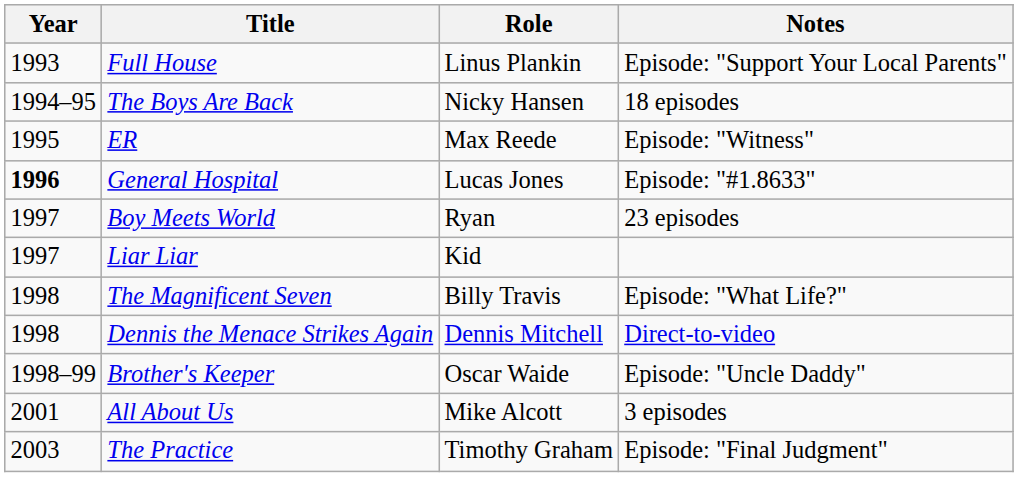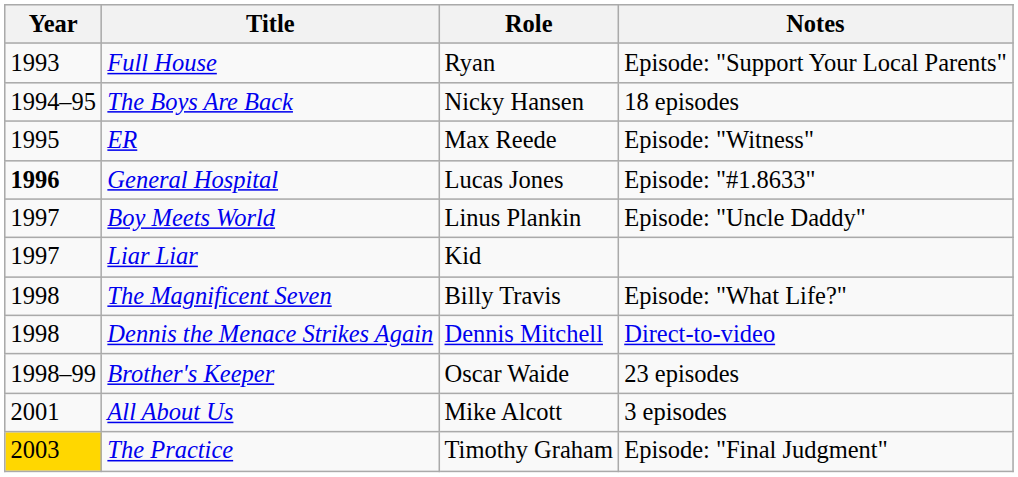(513, 62) Linus Plankin -> (470, 62) Ryan
(470, 218) Ryan -> (513, 218) Linus Plankin
(682, 218) 23 episodes -> (745, 218) Episode: "Uncle Daddy"
(745, 373) Episode: "Uncle Daddy" -> (682, 373) 23 episodes
(35, 450) no background -> (35, 450) gold background
